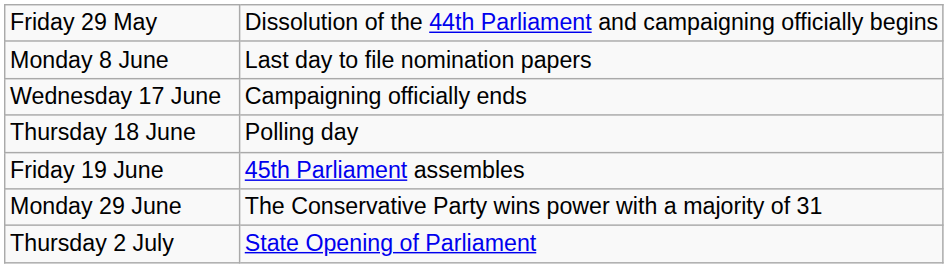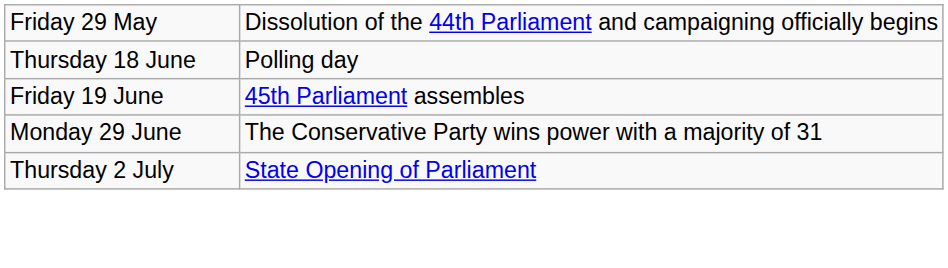- row: (89, 59)
- row: (116, 96)
